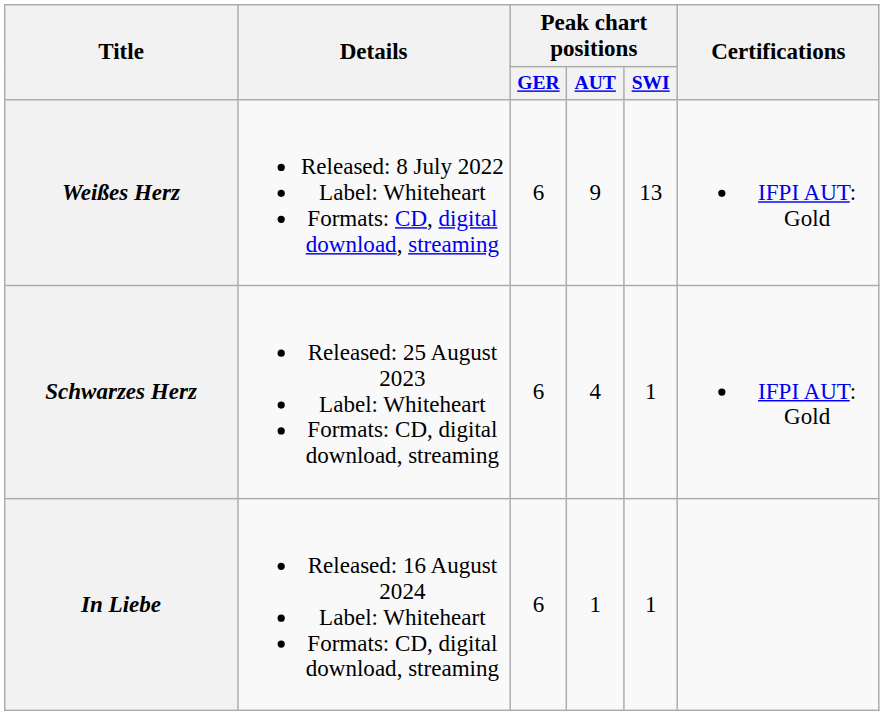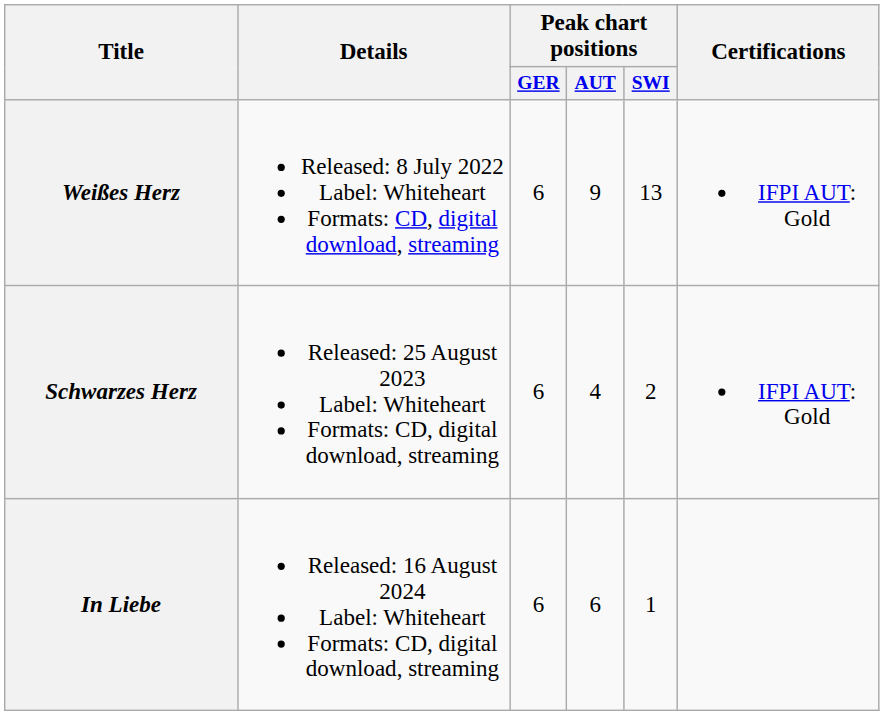(651, 391) 1 -> (651, 391) 2
(595, 603) 1 -> (595, 603) 6
